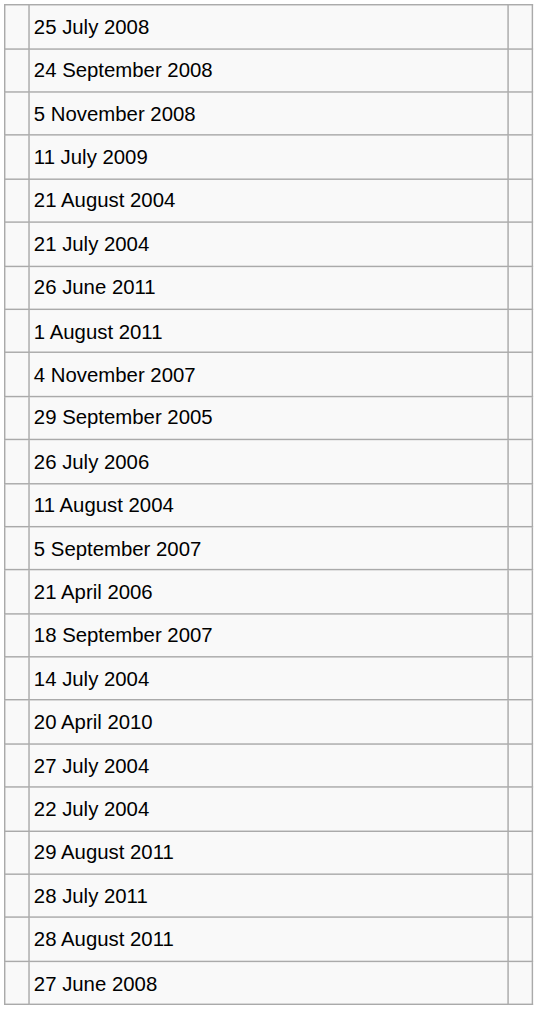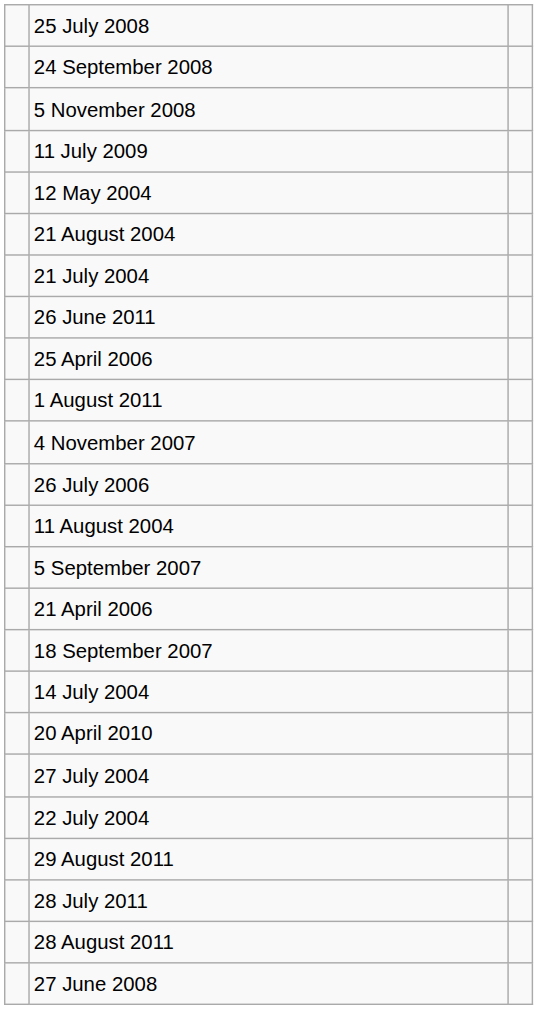+ row: (93, 192)
+ row: (93, 359)
- row: (123, 418)
